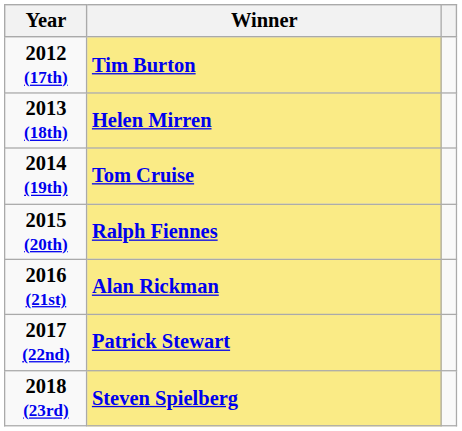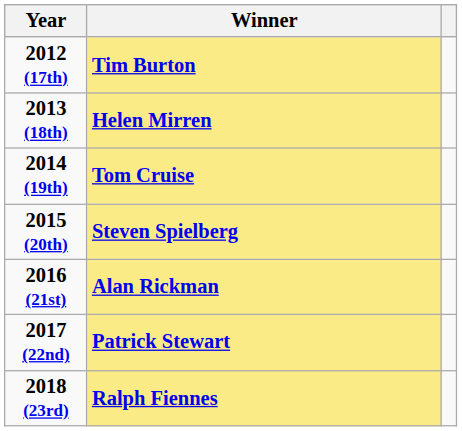(155, 231) Ralph Fiennes -> (165, 231) Steven Spielberg
(165, 397) Steven Spielberg -> (155, 397) Ralph Fiennes
